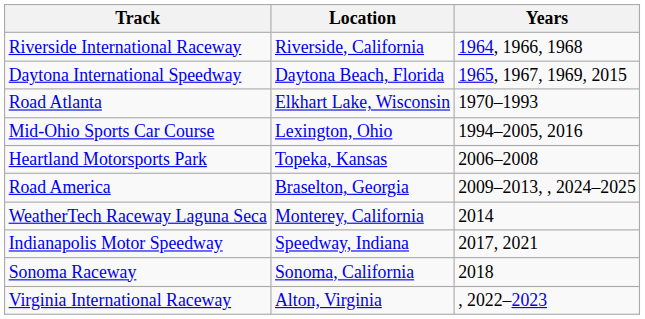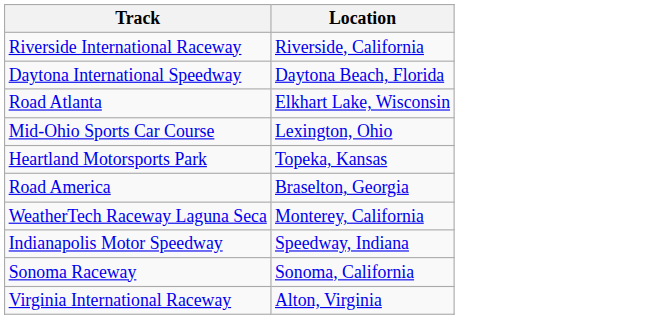- column: (547, 18)
